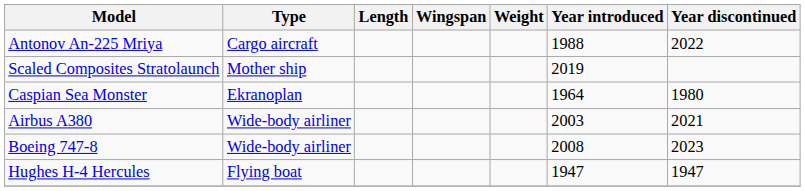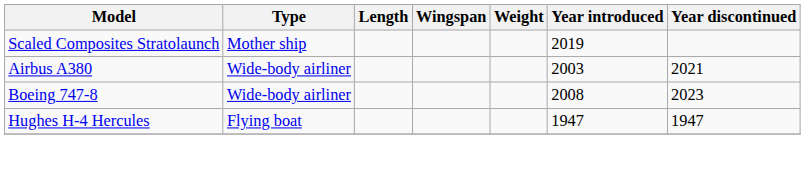- row: (85, 43)
- row: (78, 95)
